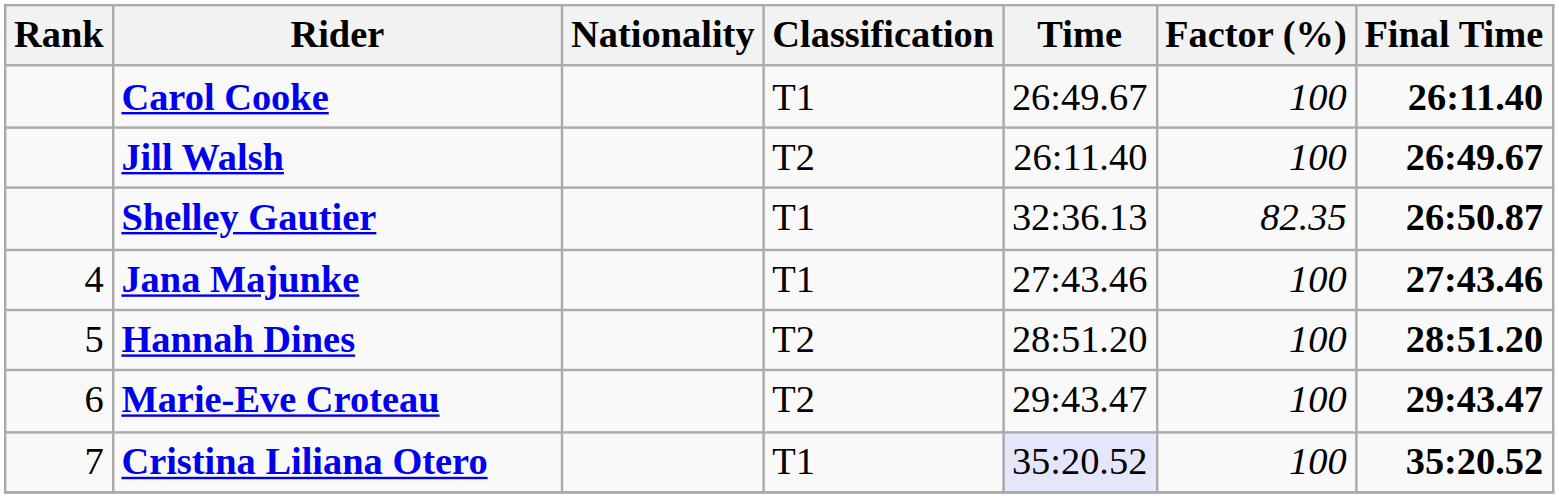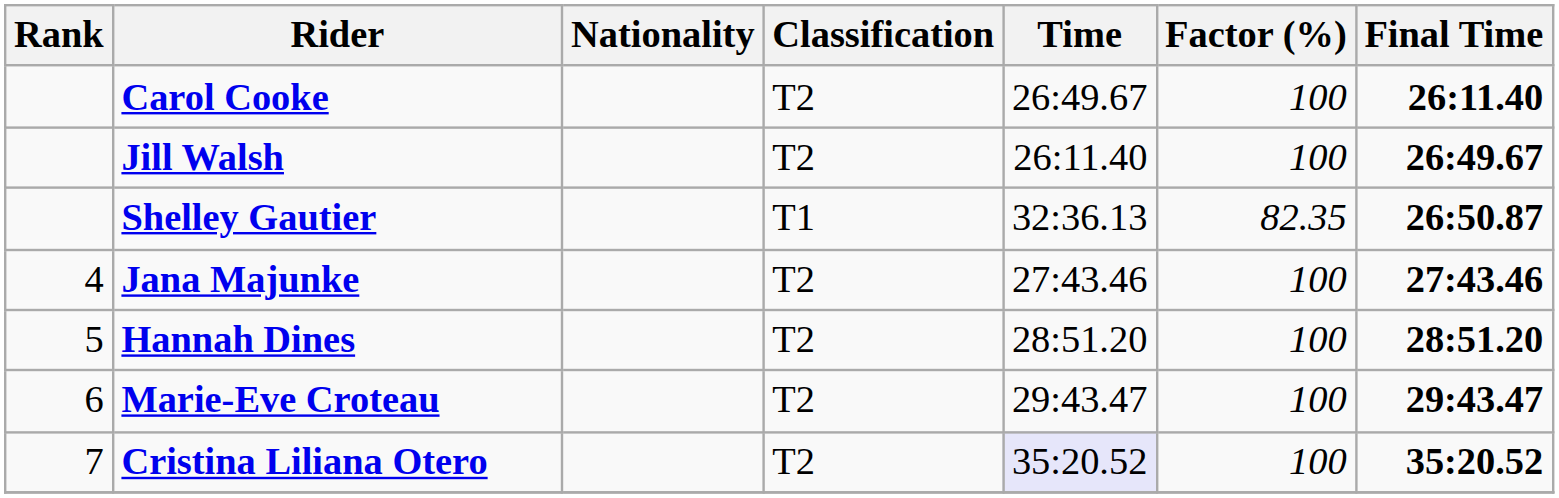(794, 95) T1 -> (794, 95) T2
(794, 278) T1 -> (794, 278) T2
(794, 461) T1 -> (794, 461) T2
